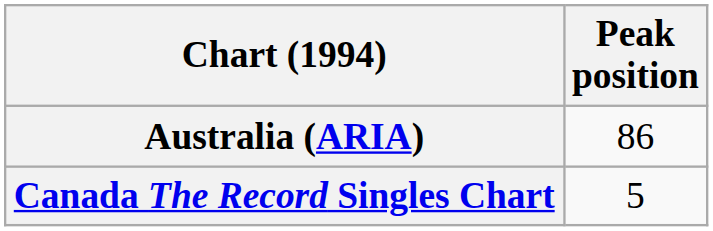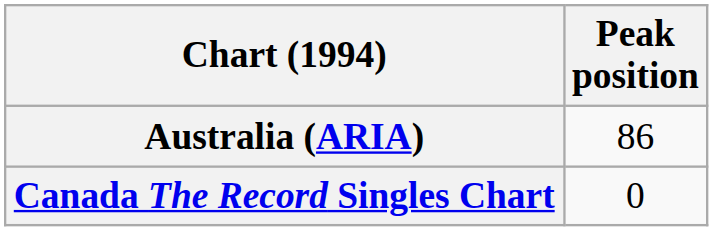(635, 195) 5 -> (635, 195) 0
